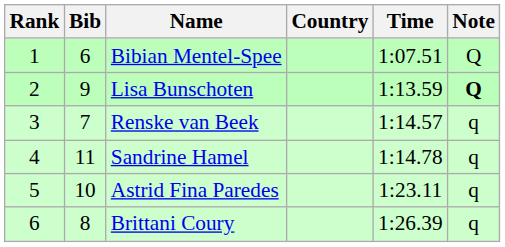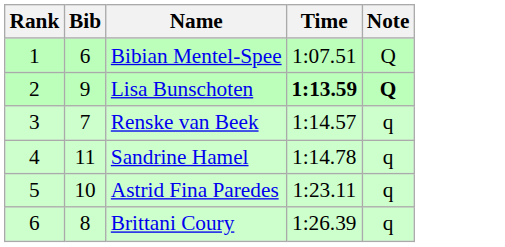- column: (330, 21)
(410, 88) normal -> (324, 88) bold
